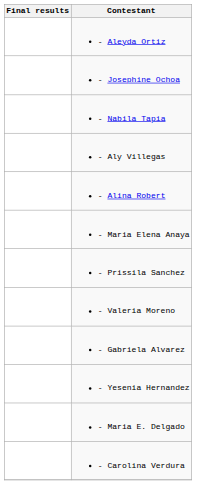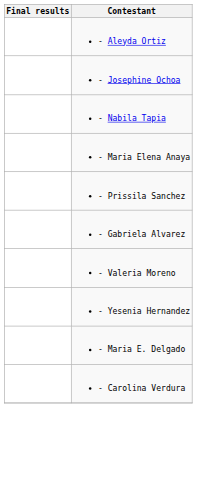- row: (131, 157)
- row: (131, 196)
rows swapped: (131, 350) <-> (131, 311)
